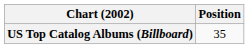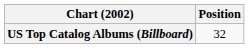(220, 33) 35 -> (220, 33) 32
